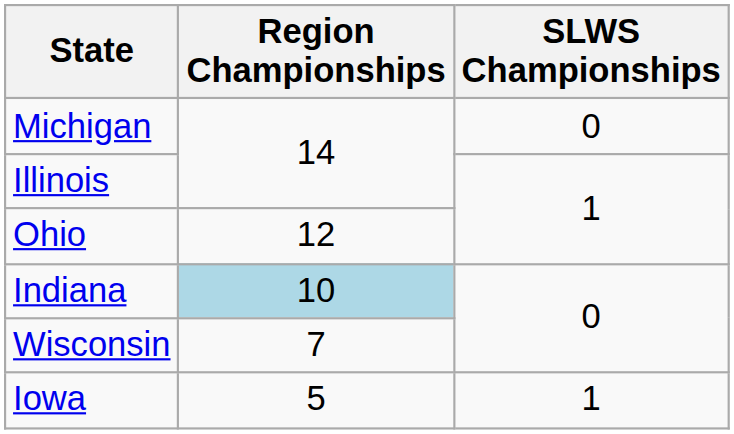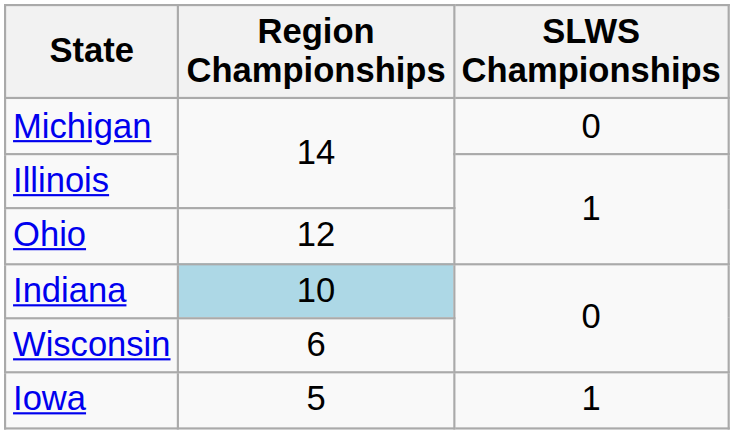(316, 344) 7 -> (316, 344) 6
